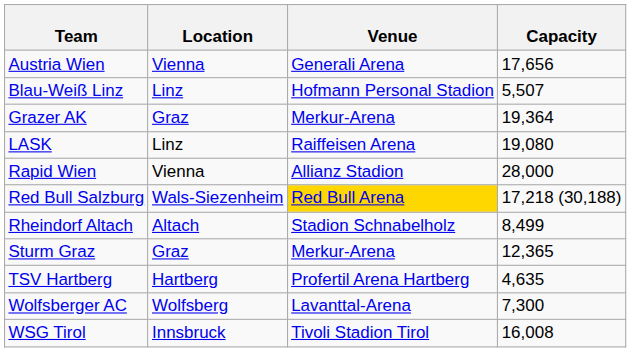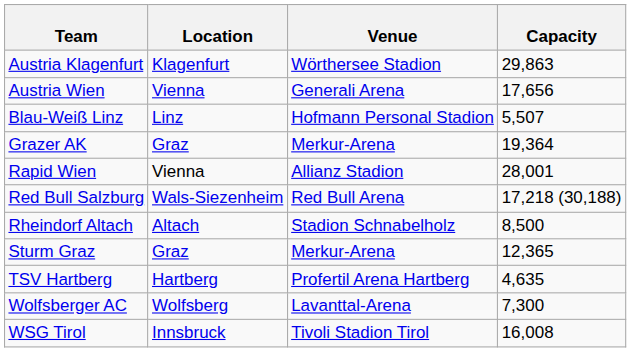+ row: (76, 63)
- row: (30, 144)
(528, 171) 28,000 -> (528, 171) 28,001
(348, 198) gold background -> (348, 198) no background
(523, 225) 8,499 -> (523, 225) 8,500
